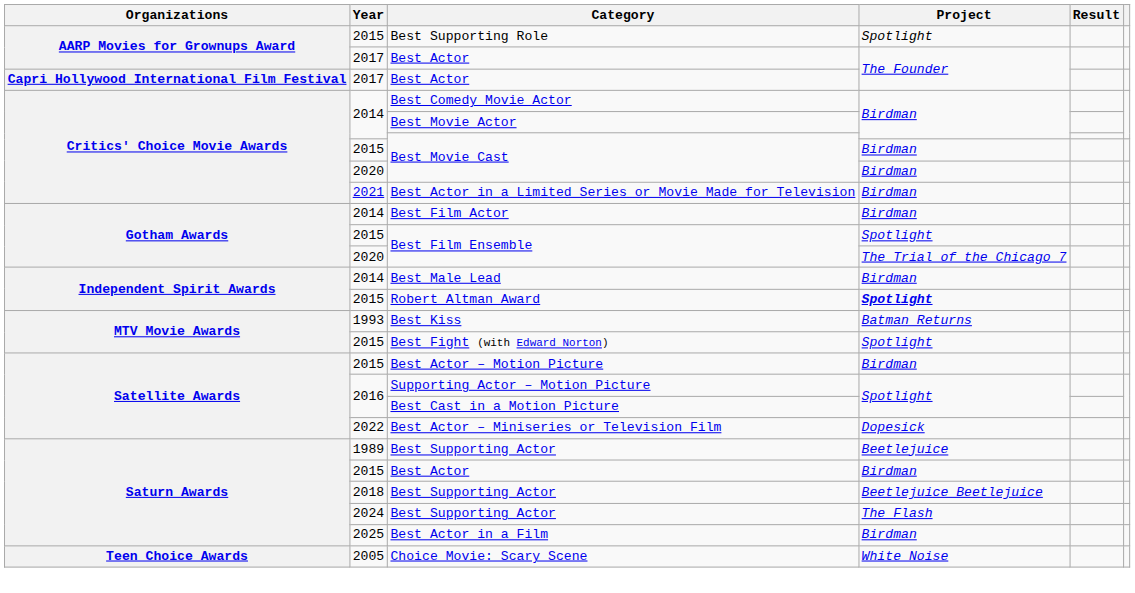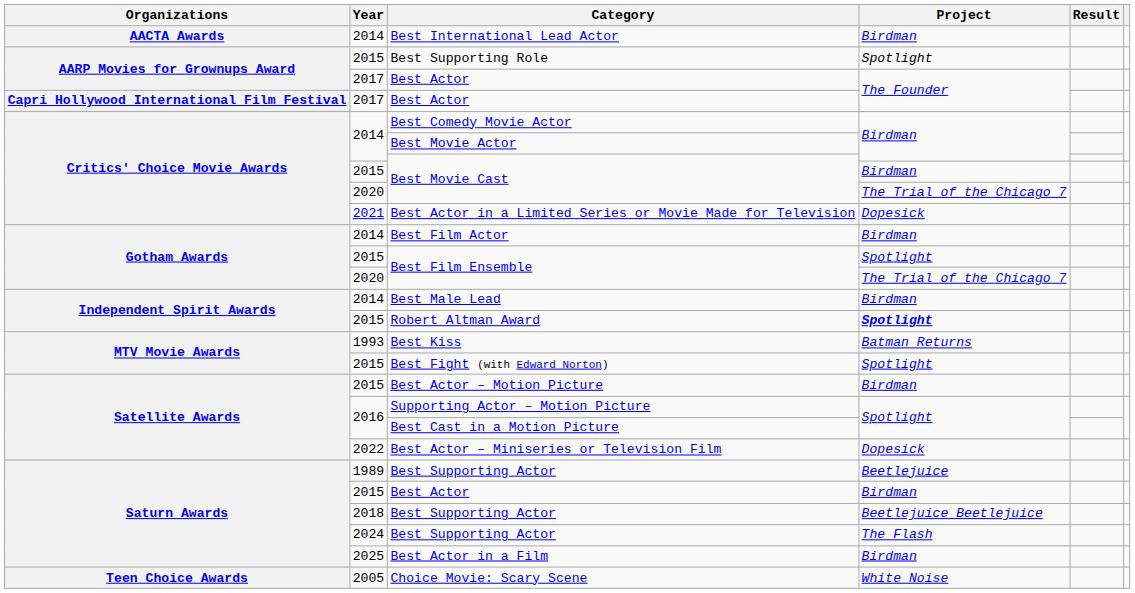+ row: (368, 37)
(889, 171) Birdman -> (964, 193) The Trial of the Chicago 7
(889, 193) Birdman -> (893, 214) Dopesick
